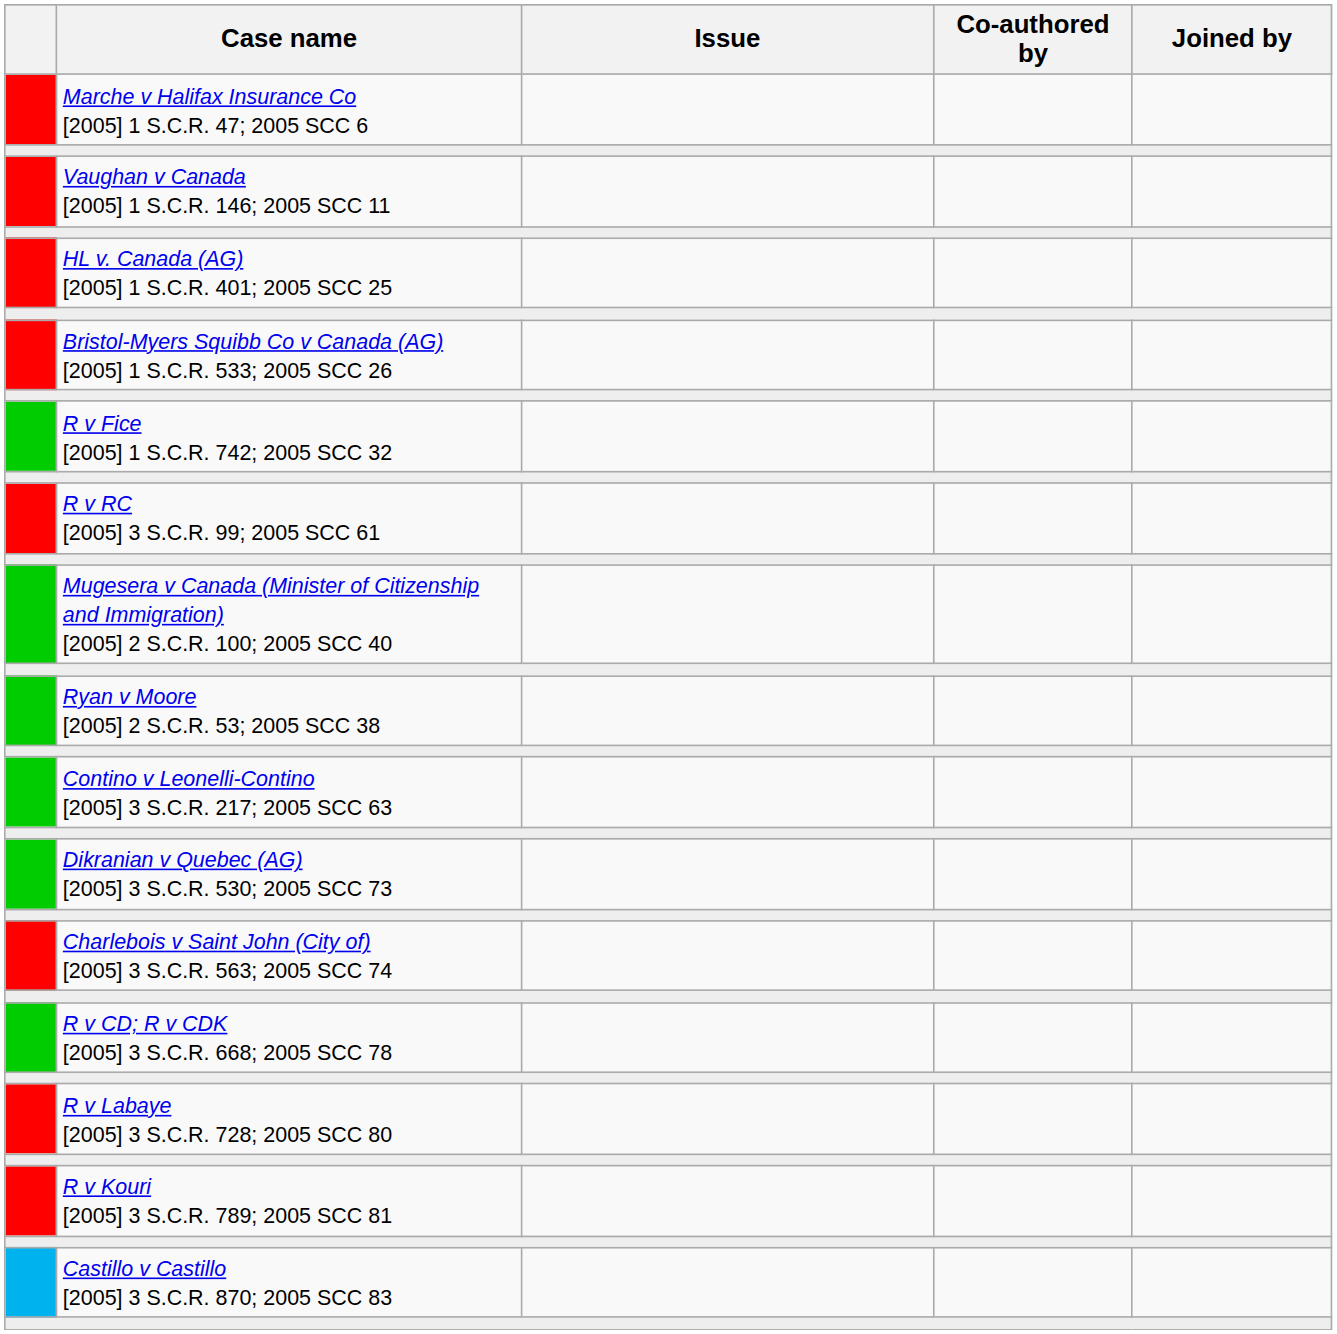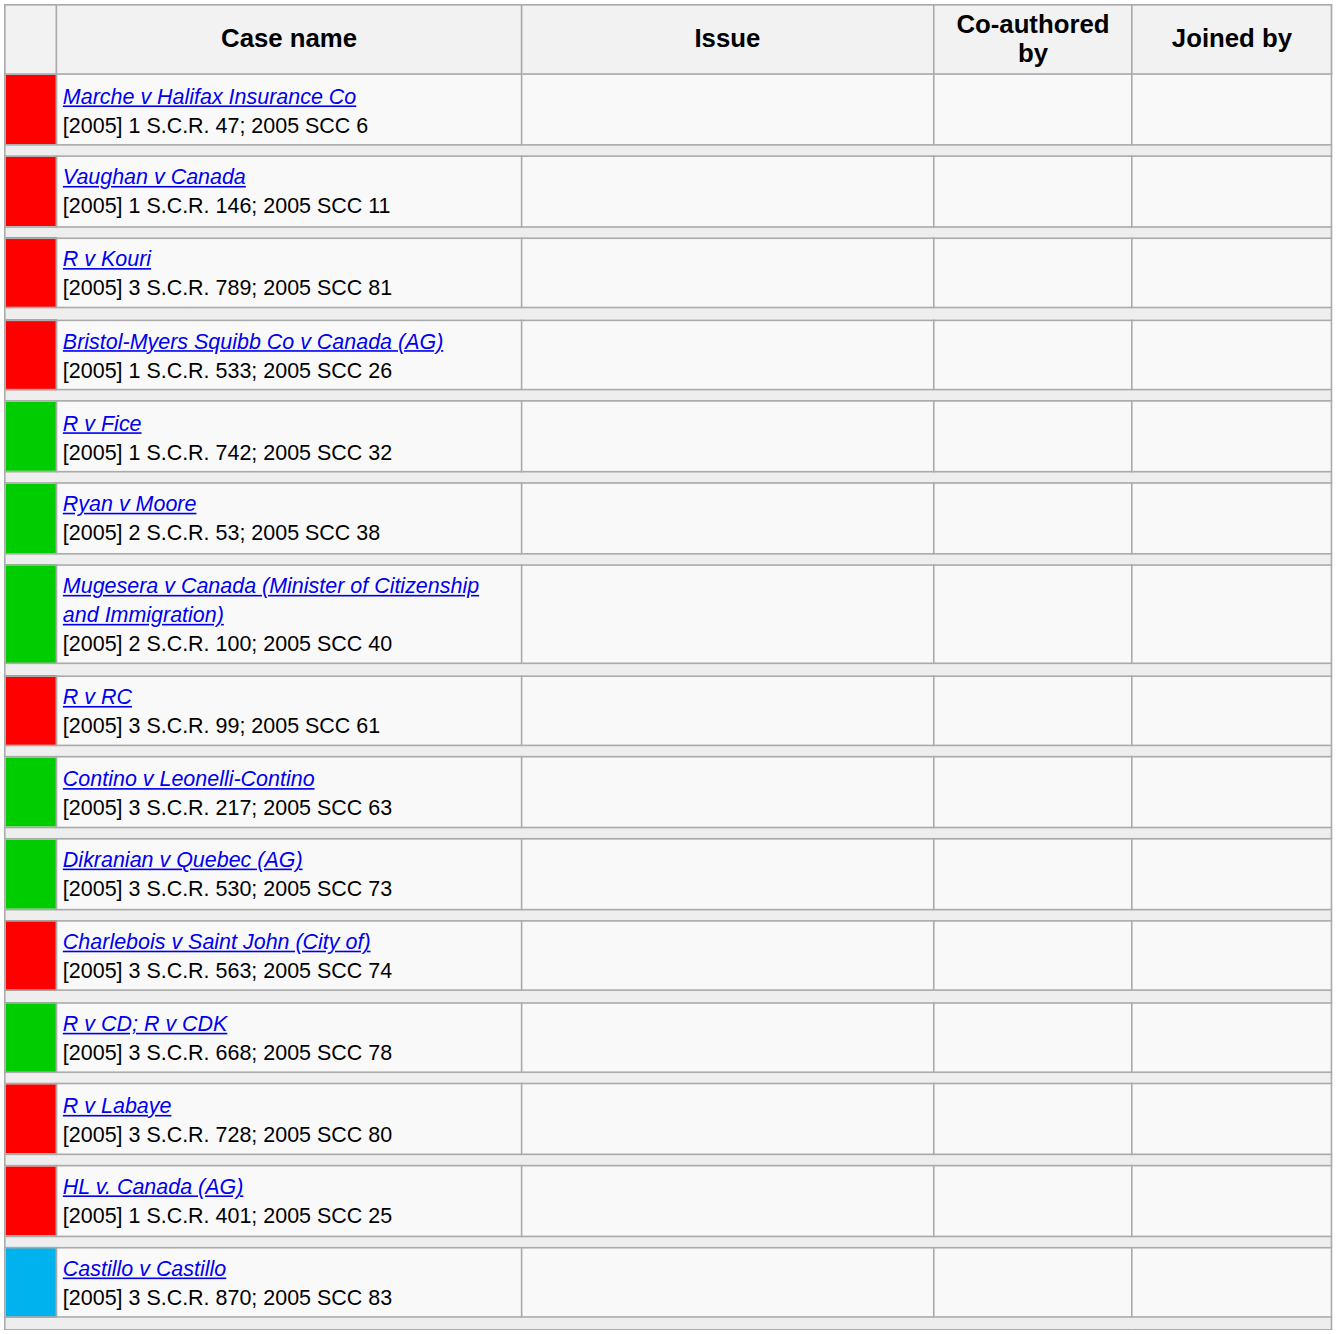rows swapped: (31, 273) <-> (31, 1201)
rows swapped: (31, 710) <-> (31, 518)
